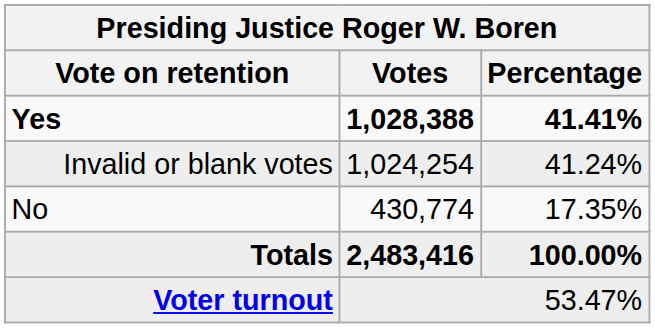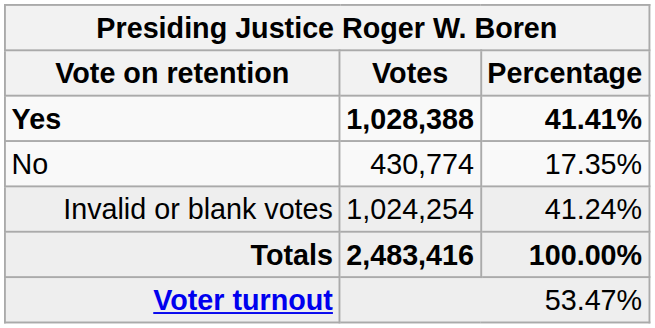rows swapped: (30, 210) <-> (198, 164)
